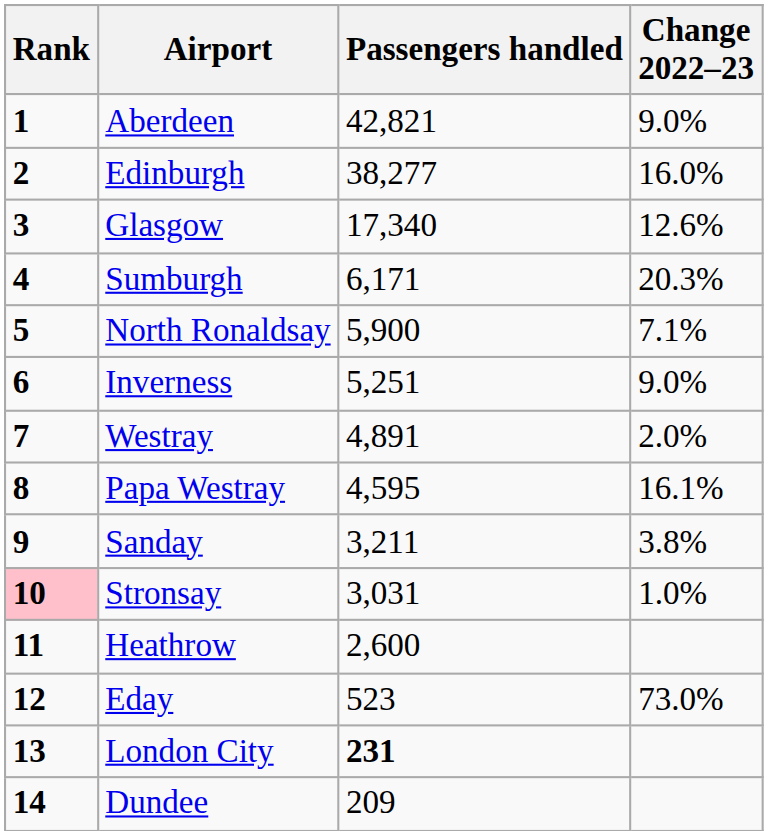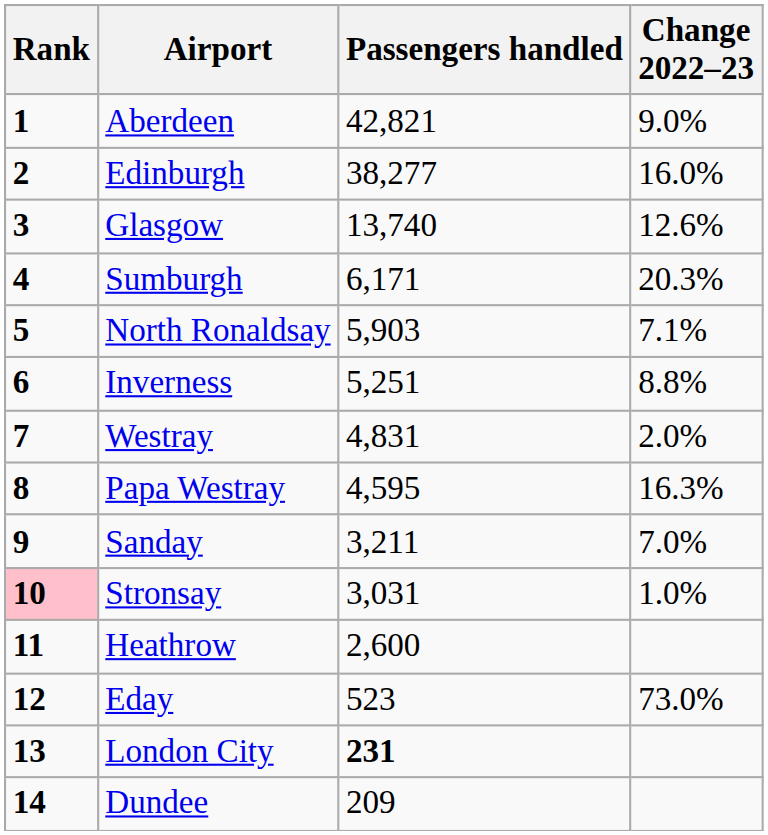(391, 225) 17,340 -> (391, 225) 13,740
(383, 330) 5,900 -> (383, 330) 5,903
(673, 383) 9.0% -> (673, 383) 8.8%
(383, 435) 4,891 -> (383, 435) 4,831
(681, 488) 16.1% -> (681, 488) 16.3%
(673, 540) 3.8% -> (673, 540) 7.0%
